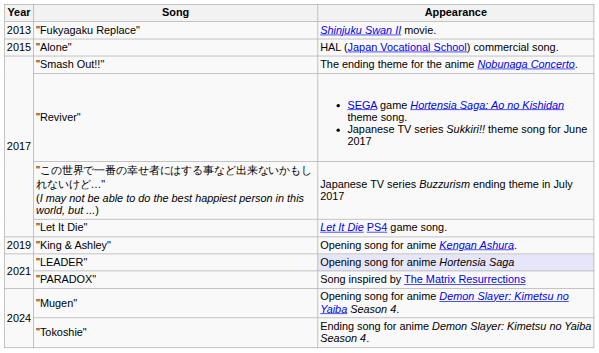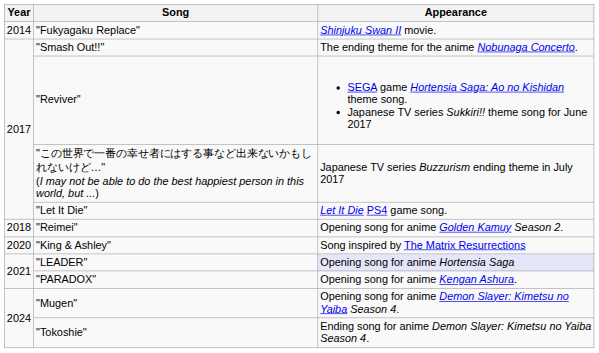(19, 30) 2013 -> (19, 30) 2014
- row: (54, 47)
+ row: (57, 228)
(19, 245) 2019 -> (19, 245) 2020
(419, 245) Opening song for anime Kengan Ashura. -> (423, 245) Song inspired by The Matrix Resurrections
(423, 279) Song inspired by The Matrix Resurrections -> (419, 279) Opening song for anime Kengan Ashura.
